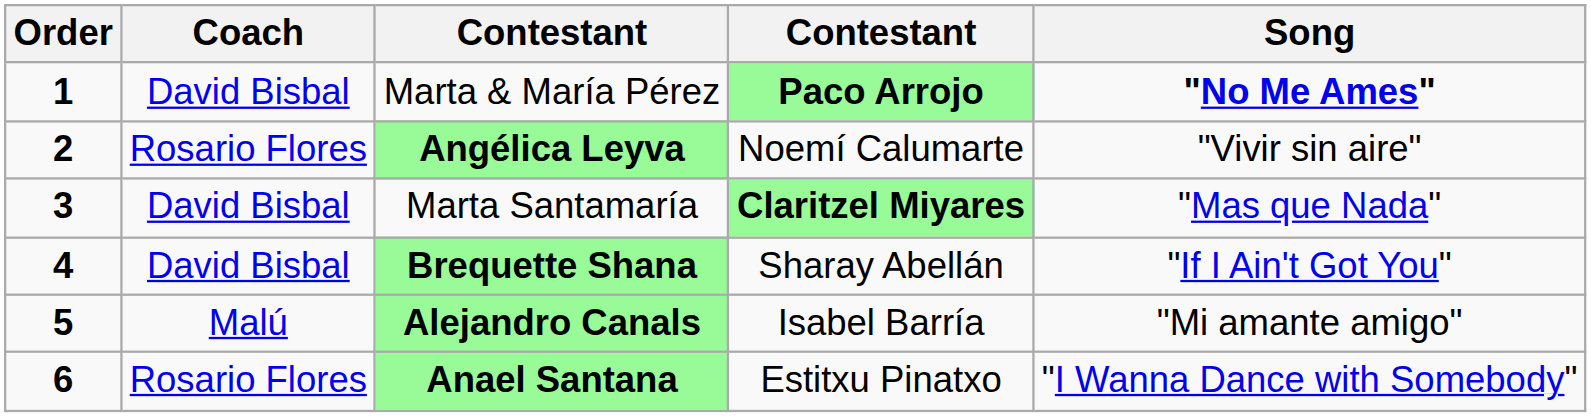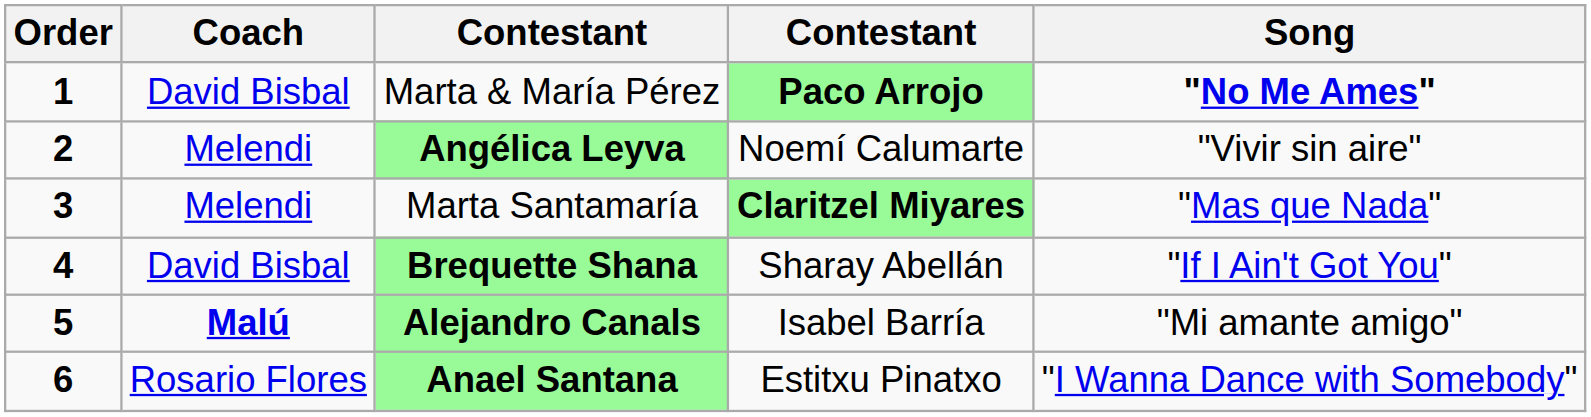(248, 149) Rosario Flores -> (248, 149) Melendi
(248, 206) David Bisbal -> (248, 206) Melendi
(248, 322) normal -> (248, 322) bold
